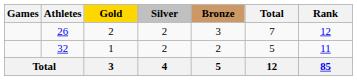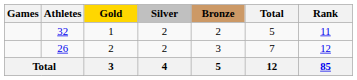rows swapped: (63, 49) <-> (63, 31)
